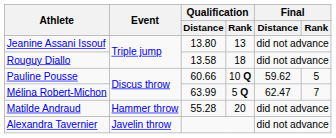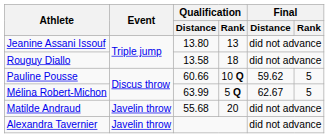(278, 93) 62.47 -> (270, 93) 62.67
(316, 93) 7 -> (309, 93) 5
(145, 109) Hammer throw -> (141, 109) Javelin throw
(203, 109) 55.28 -> (196, 109) 55.68
